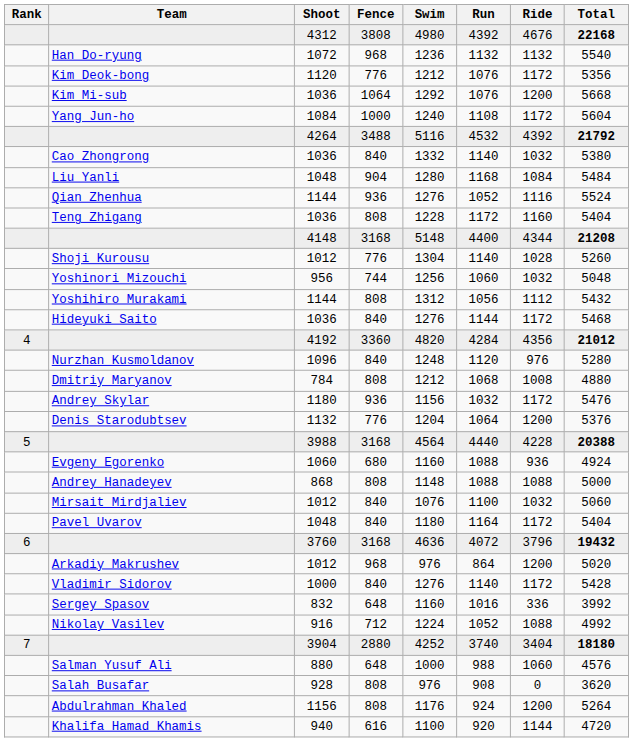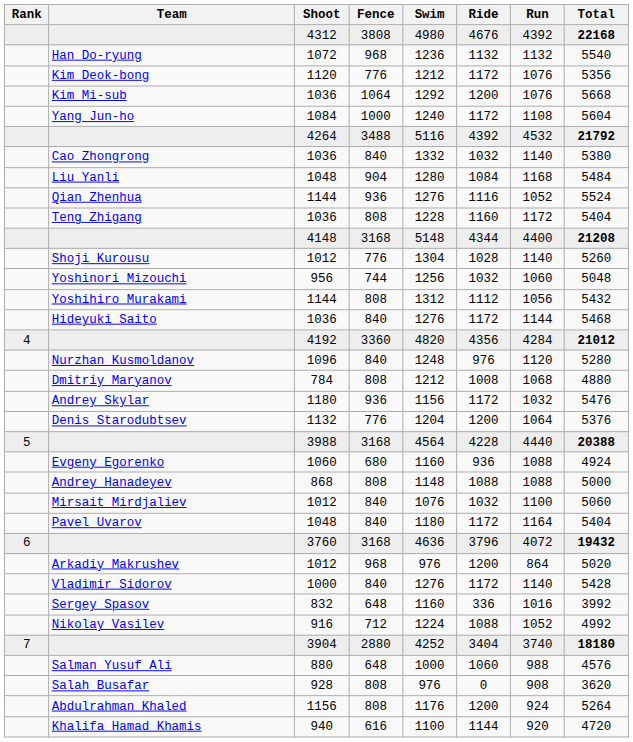columns swapped: (537, 15) <-> (484, 15)
